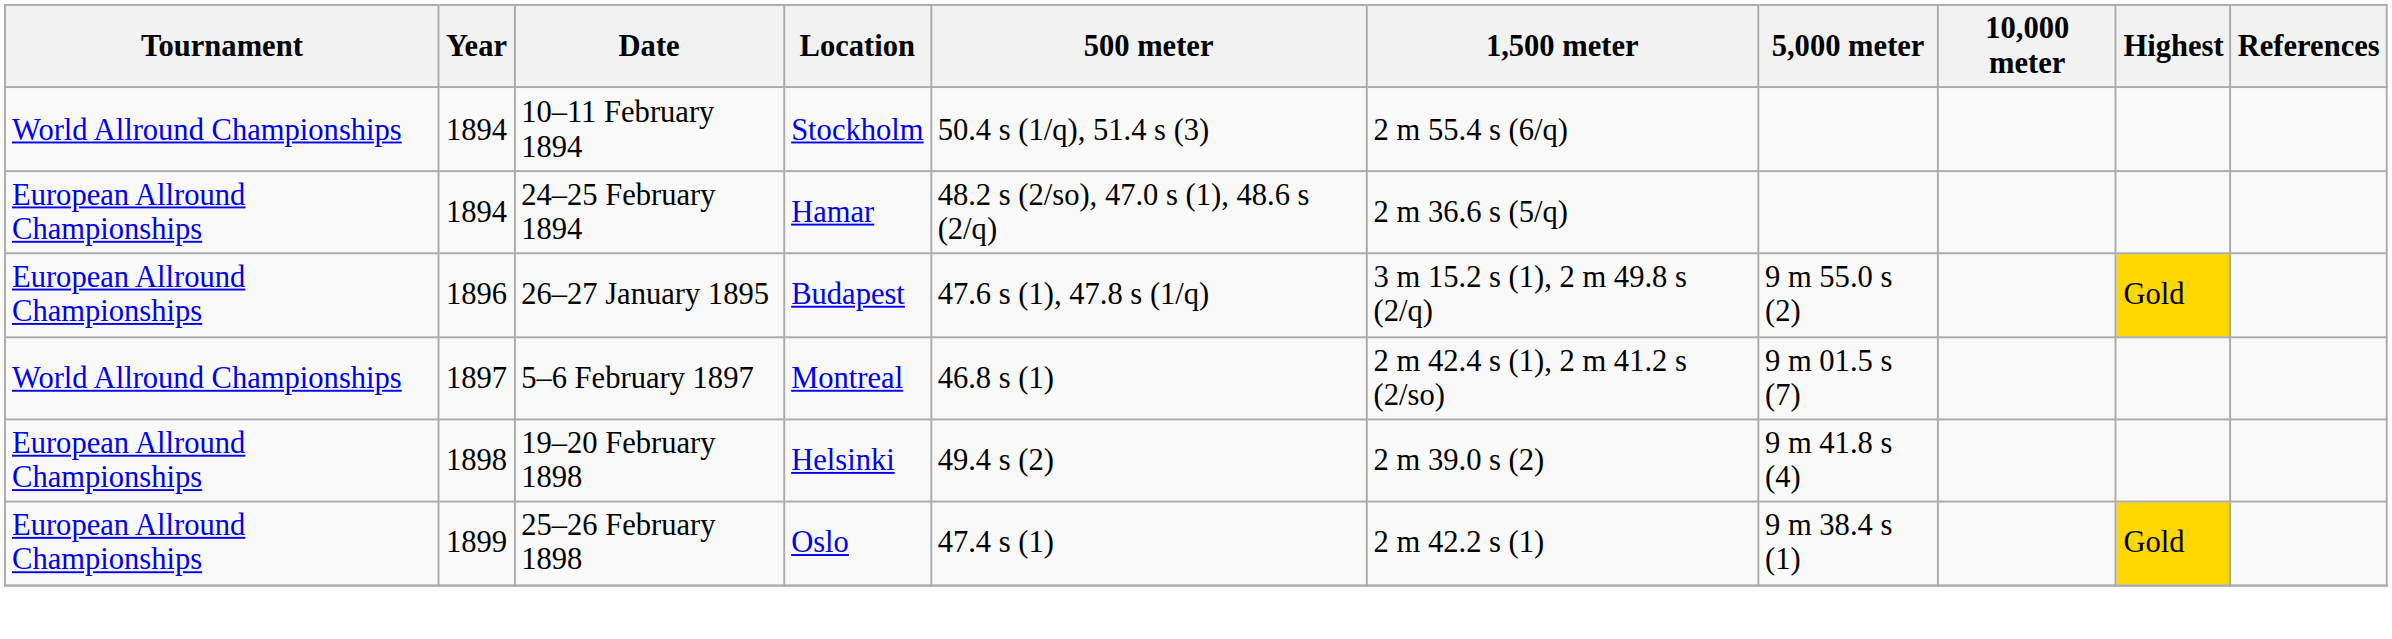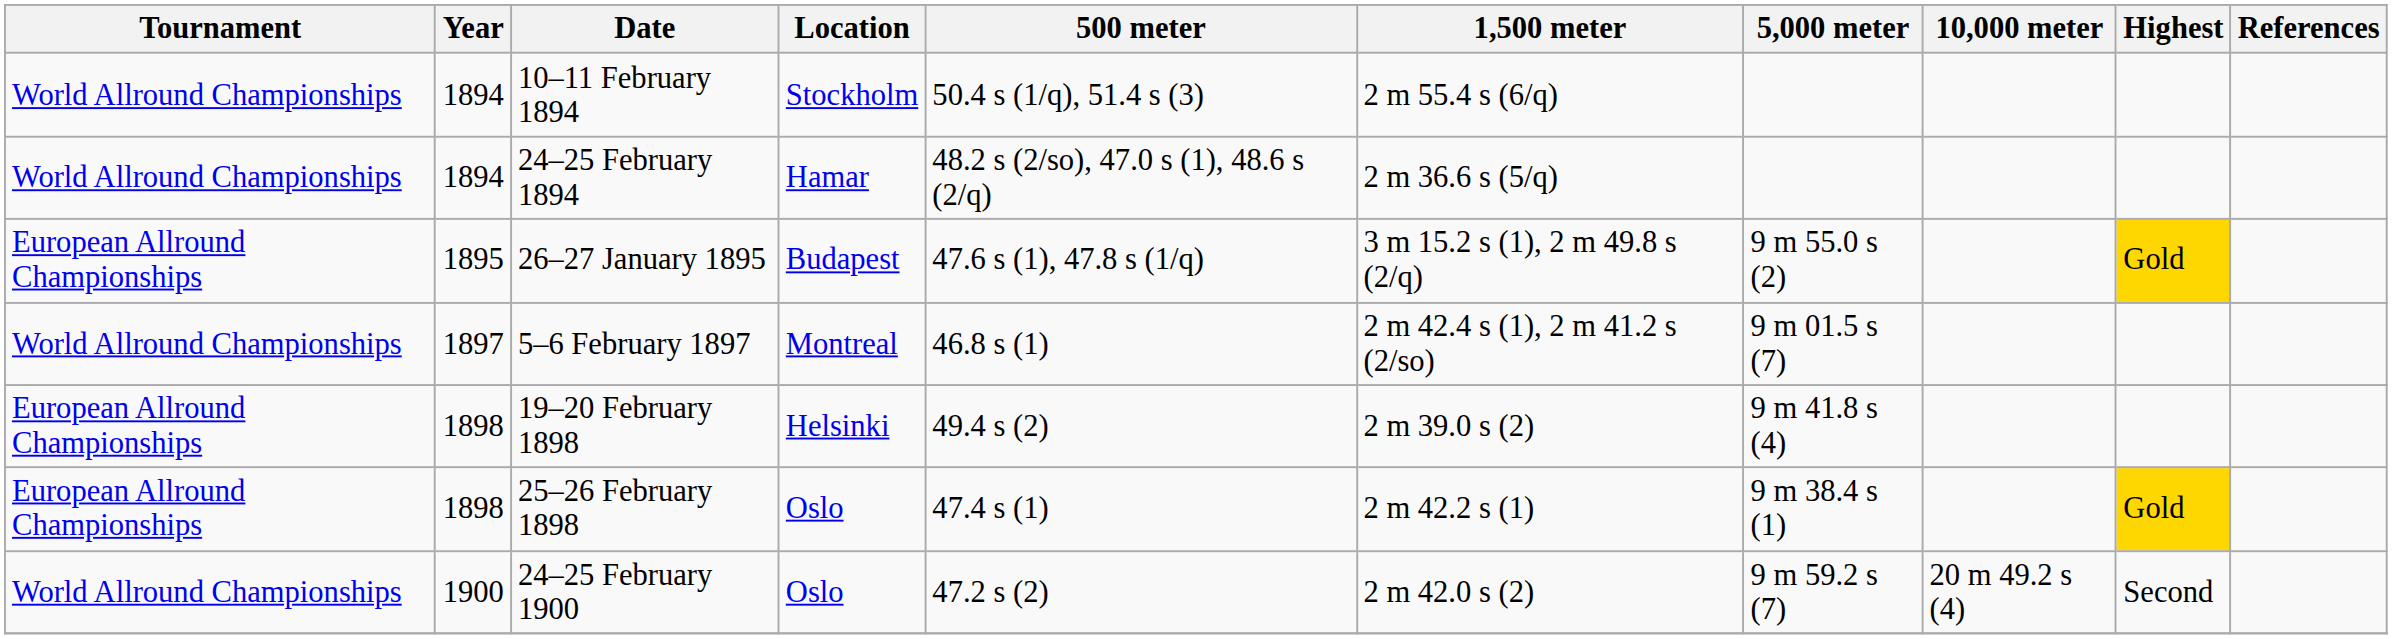(129, 211) European Allround Championships -> (207, 177) World Allround Championships
(476, 294) 1896 -> (473, 260) 1895
(476, 543) 1899 -> (473, 508) 1898
+ row: (615, 591)
